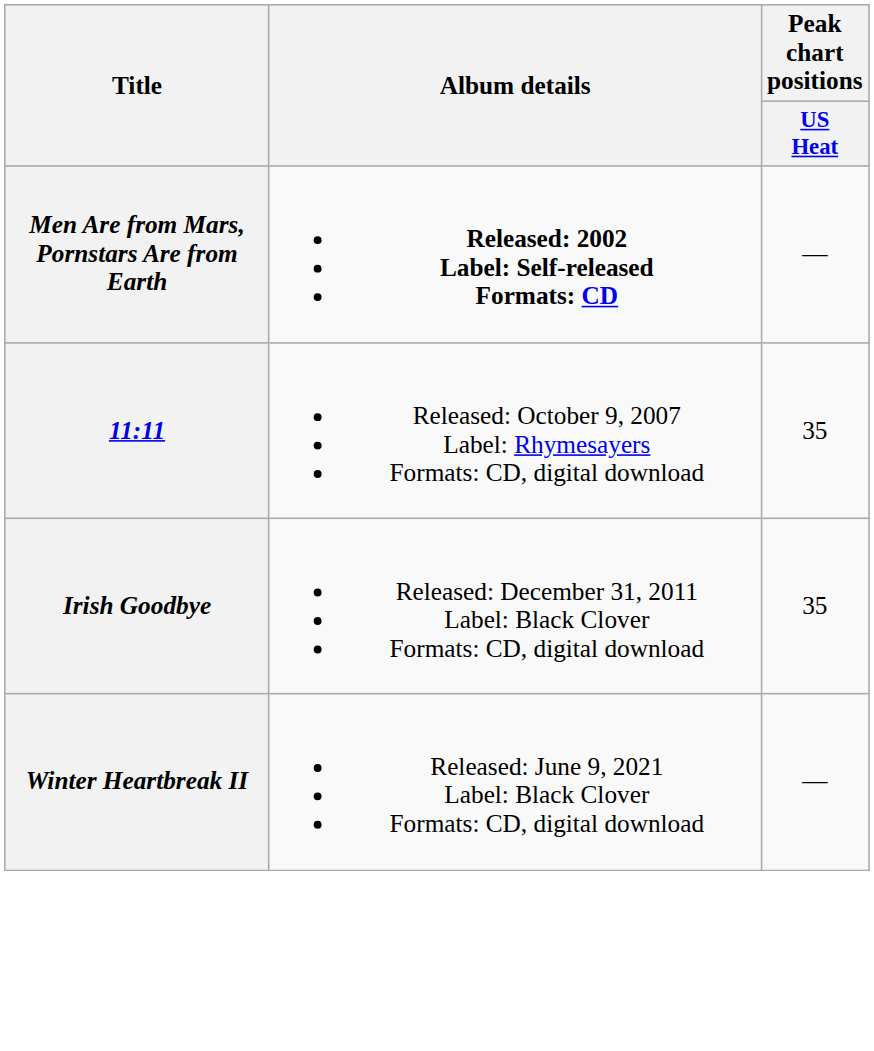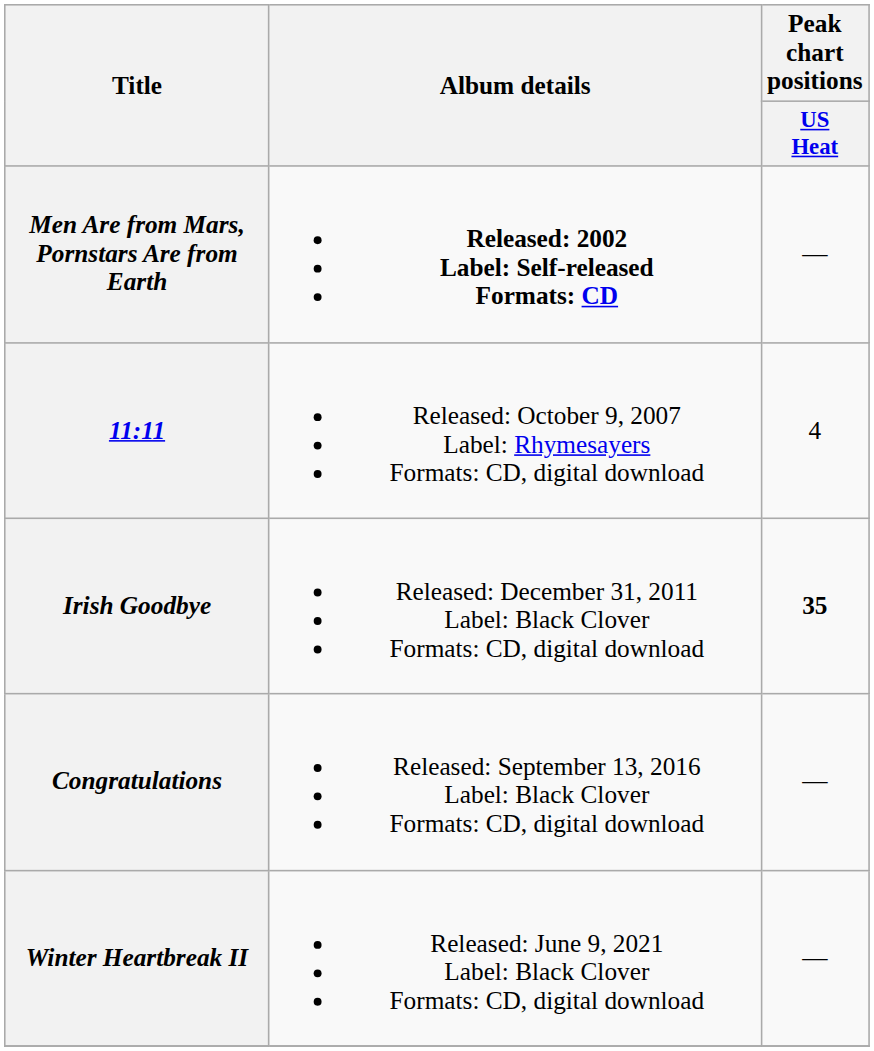(815, 429) 35 -> (815, 429) 4
(815, 605) normal -> (815, 605) bold
+ row: (137, 781)
